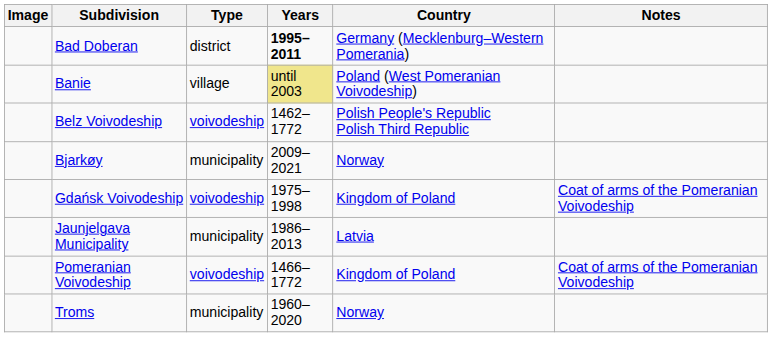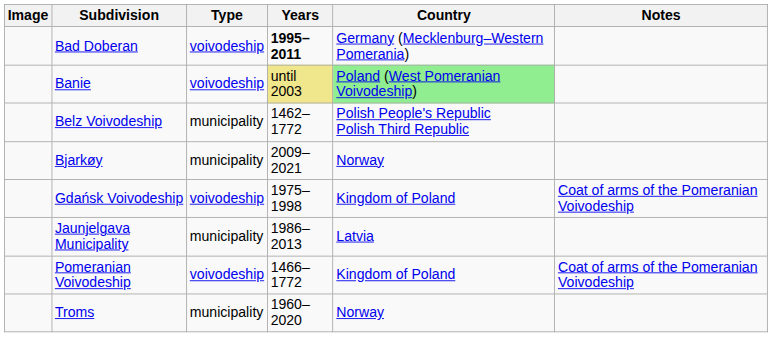(210, 45) district -> (227, 45) voivodeship
(210, 84) village -> (227, 84) voivodeship
(418, 84) no background -> (418, 84) lightgreen background
(227, 122) voivodeship -> (227, 122) municipality
